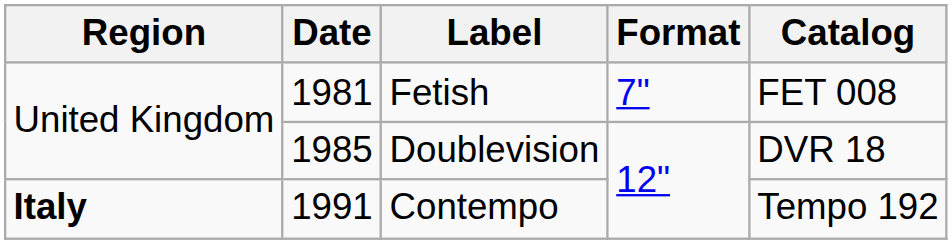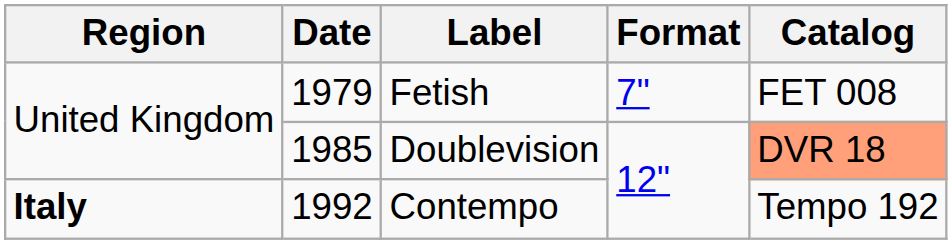(332, 91) 1981 -> (332, 91) 1979
(821, 149) no background -> (821, 149) lightsalmon background
(332, 207) 1991 -> (332, 207) 1992
